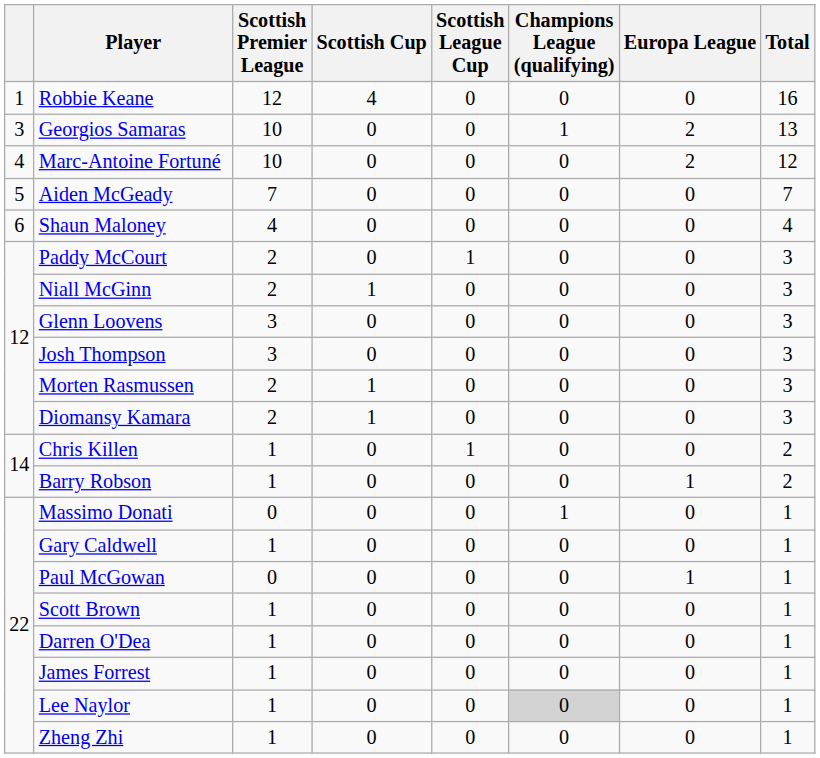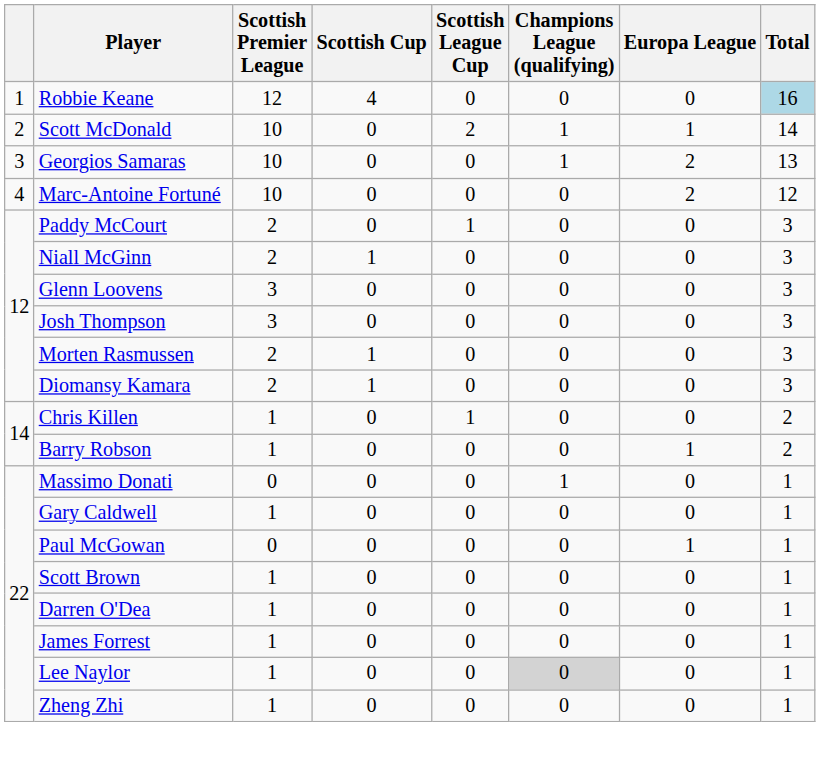(788, 97) no background -> (788, 97) lightblue background
+ row: (105, 129)
- row: (106, 193)
- row: (102, 225)
